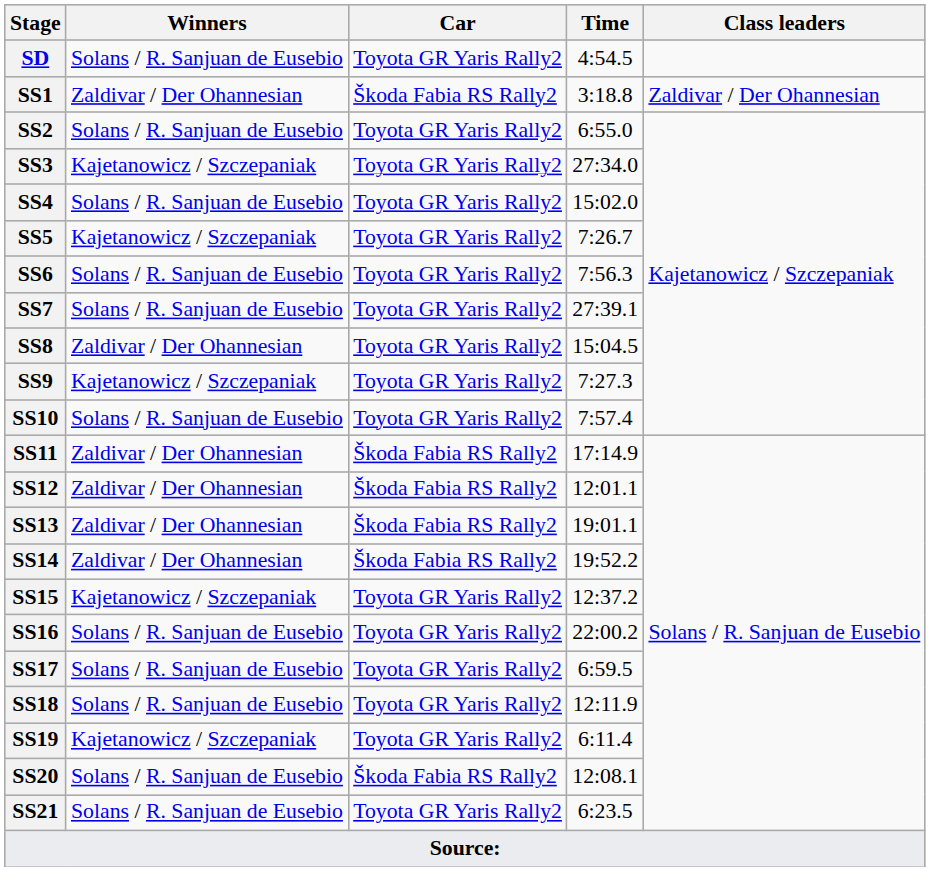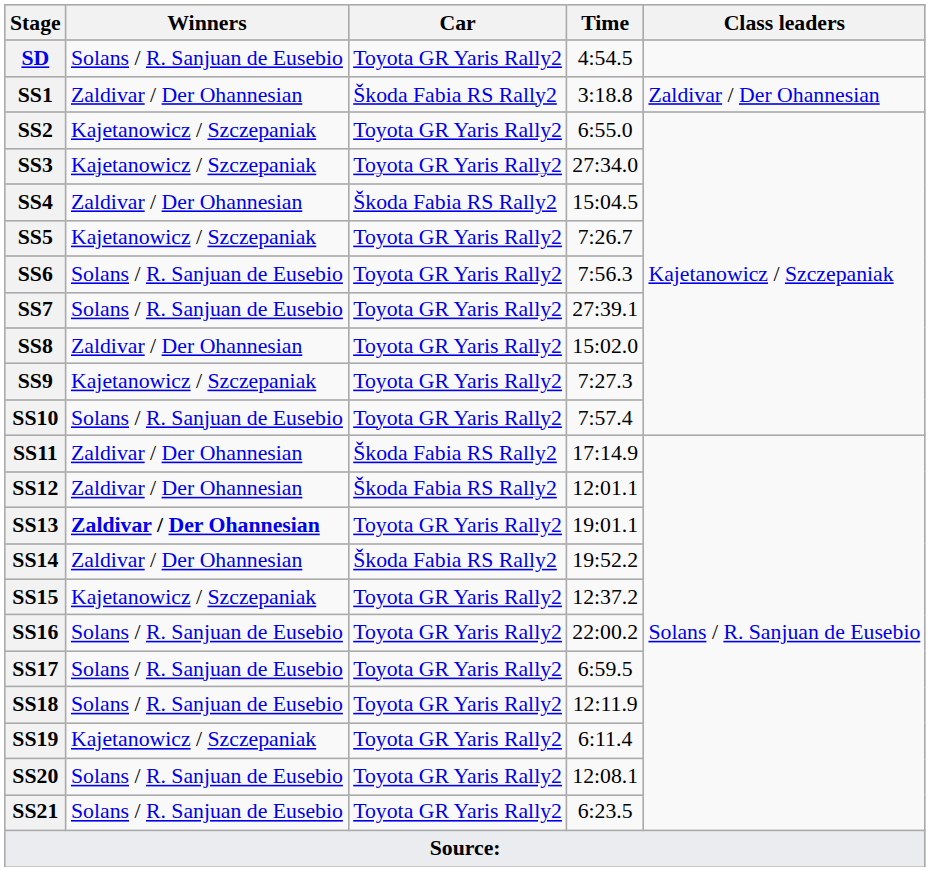(207, 129) Solans / R. Sanjuan de Eusebio -> (194, 129) Kajetanowicz / Szczepaniak
(207, 201) Solans / R. Sanjuan de Eusebio -> (187, 201) Zaldivar / Der Ohannesian
(458, 201) Toyota GR Yaris Rally2 -> (455, 201) Škoda Fabia RS Rally2
(605, 201) 15:02.0 -> (605, 201) 15:04.5
(605, 345) 15:04.5 -> (605, 345) 15:02.0
(187, 524) normal -> (195, 524) bold
(455, 524) Škoda Fabia RS Rally2 -> (458, 524) Toyota GR Yaris Rally2
(455, 775) Škoda Fabia RS Rally2 -> (458, 775) Toyota GR Yaris Rally2
